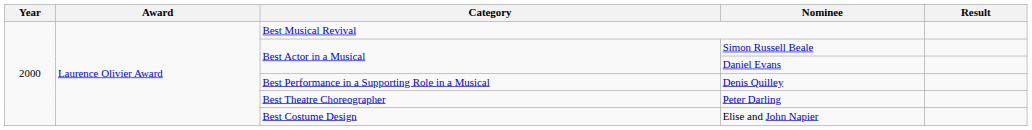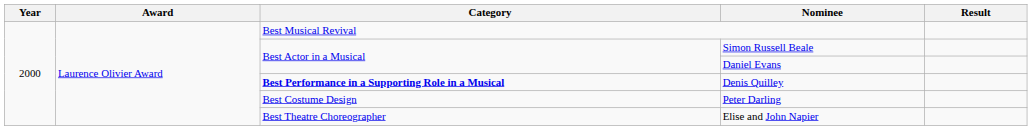(376, 82) normal -> (383, 82) bold
(324, 99) Best Theatre Choreographer -> (310, 99) Best Costume Design
(310, 116) Best Costume Design -> (324, 116) Best Theatre Choreographer
